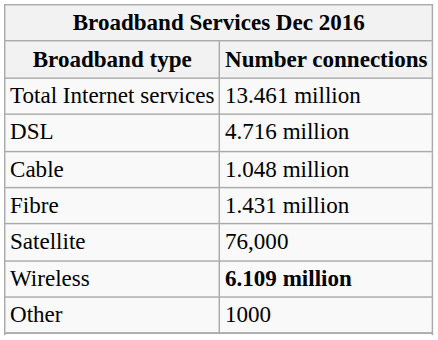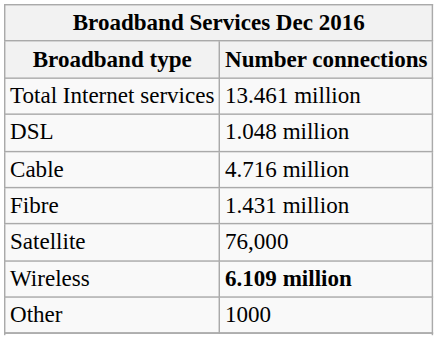(287, 132) 4.716 million -> (287, 132) 1.048 million
(287, 168) 1.048 million -> (287, 168) 4.716 million
